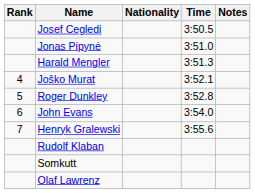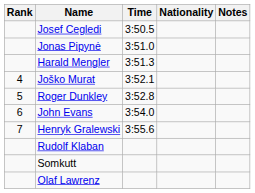columns swapped: (152, 12) <-> (199, 12)
